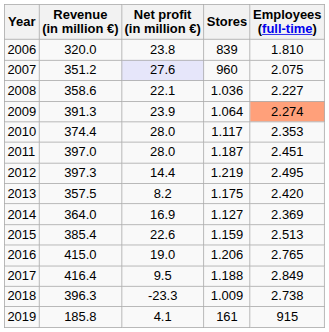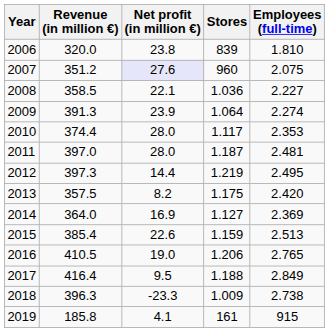(80, 91) 358.6 -> (80, 91) 358.5
(287, 111) lightsalmon background -> (287, 111) no background
(287, 152) 2.451 -> (287, 152) 2.481
(80, 255) 415.0 -> (80, 255) 410.5
